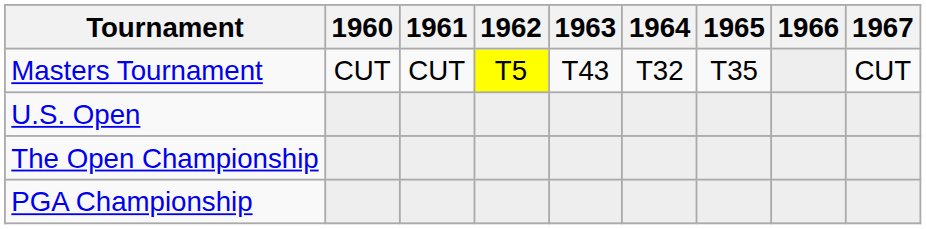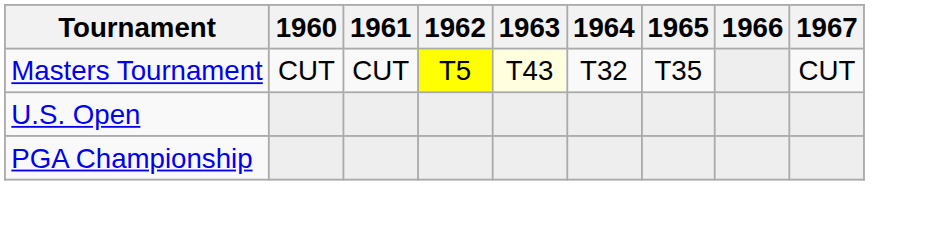(585, 71) no background -> (529, 71) lightyellow background
- row: (165, 158)
